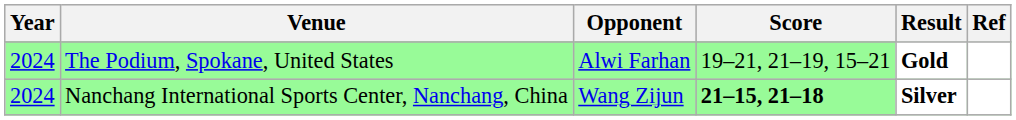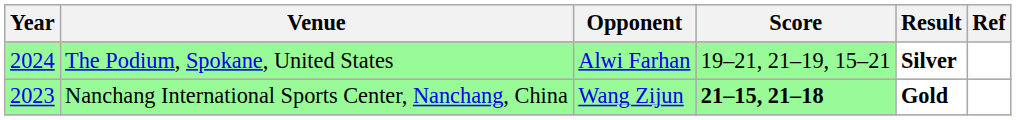(924, 60) Gold -> (929, 60) Silver
(32, 96) 2024 -> (32, 96) 2023
(929, 96) Silver -> (924, 96) Gold
